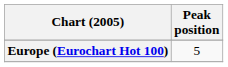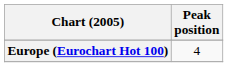(197, 51) 5 -> (197, 51) 4
